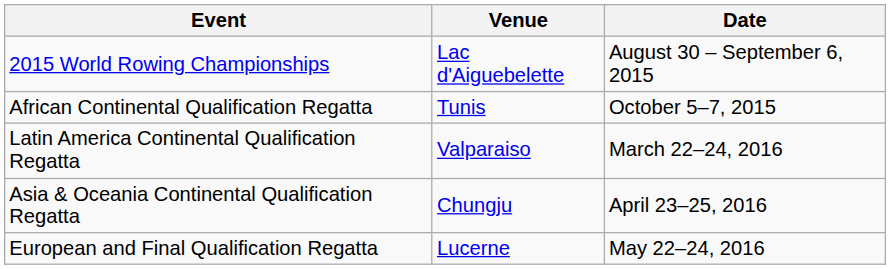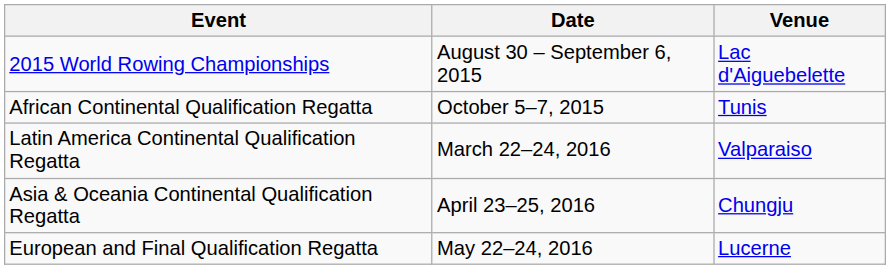columns swapped: (745, 20) <-> (518, 20)
